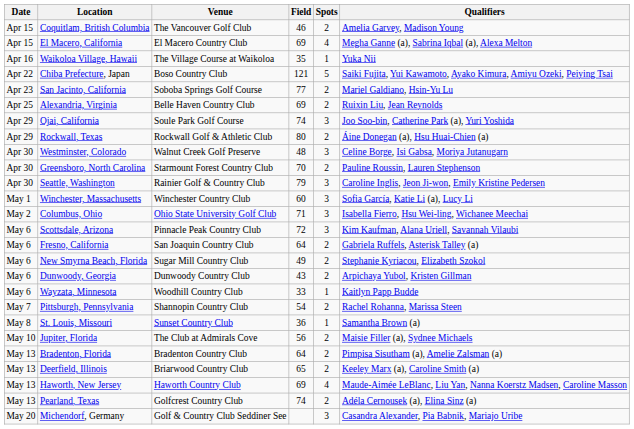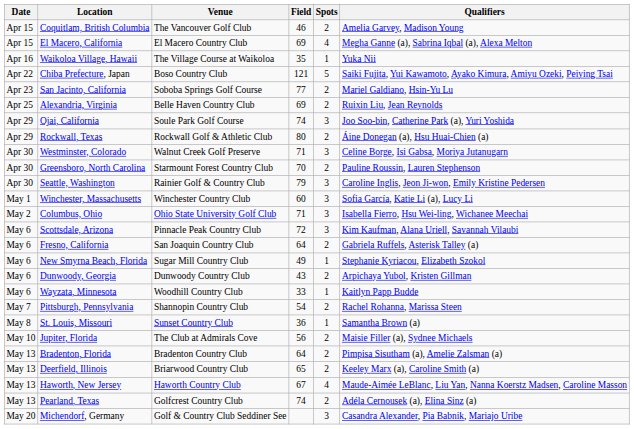(301, 152) 48 -> (301, 152) 71
(327, 261) 2 -> (327, 261) 1
(301, 385) 69 -> (301, 385) 67
